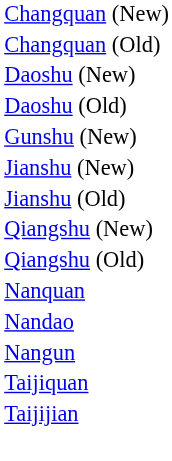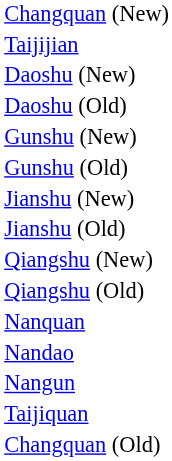rows swapped: (82, 44) <-> (41, 413)
+ row: (66, 167)
